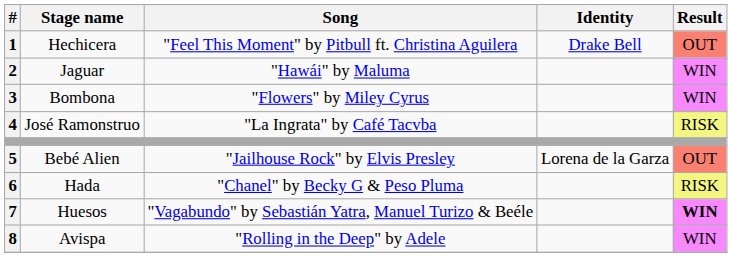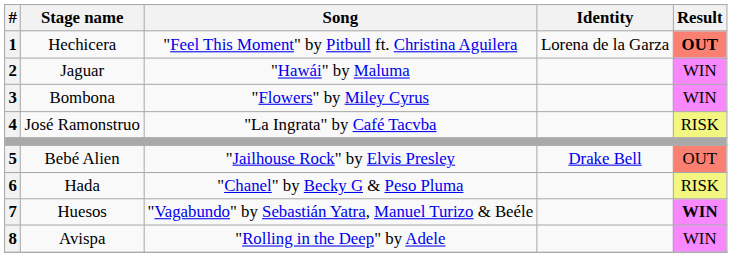(605, 44) Drake Bell -> (605, 44) Lorena de la Garza
(700, 44) normal -> (700, 44) bold
(605, 158) Lorena de la Garza -> (605, 158) Drake Bell
